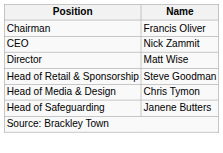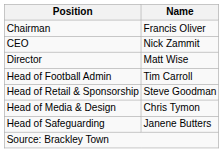+ row: (59, 76)
